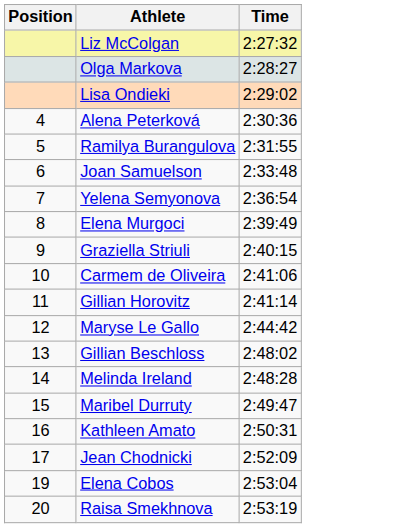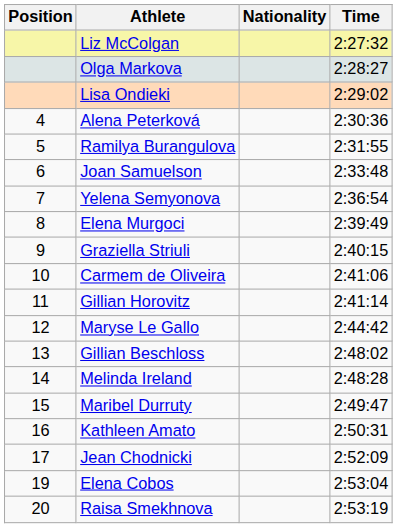+ column: (285, 17)
